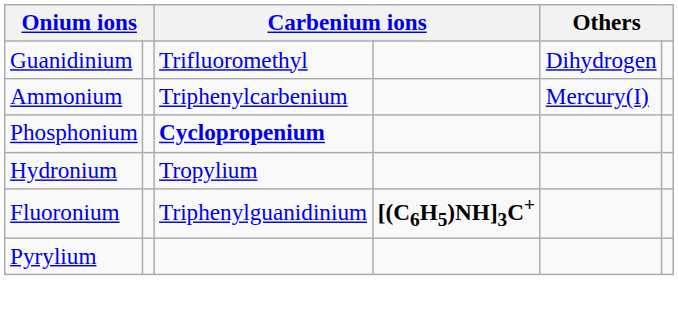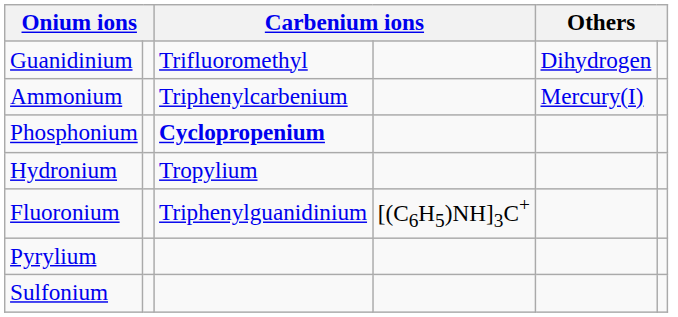(456, 213) bold -> (454, 213) normal
+ row: (59, 292)
